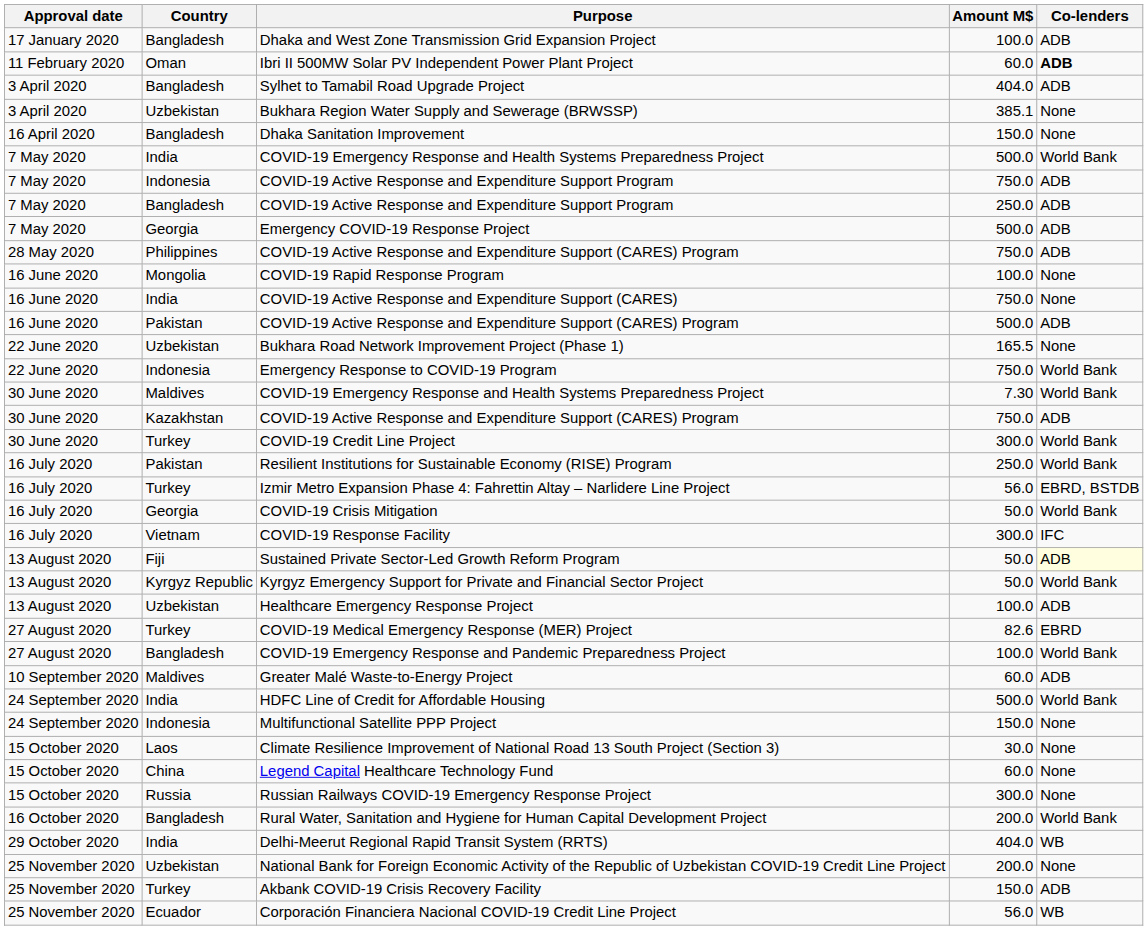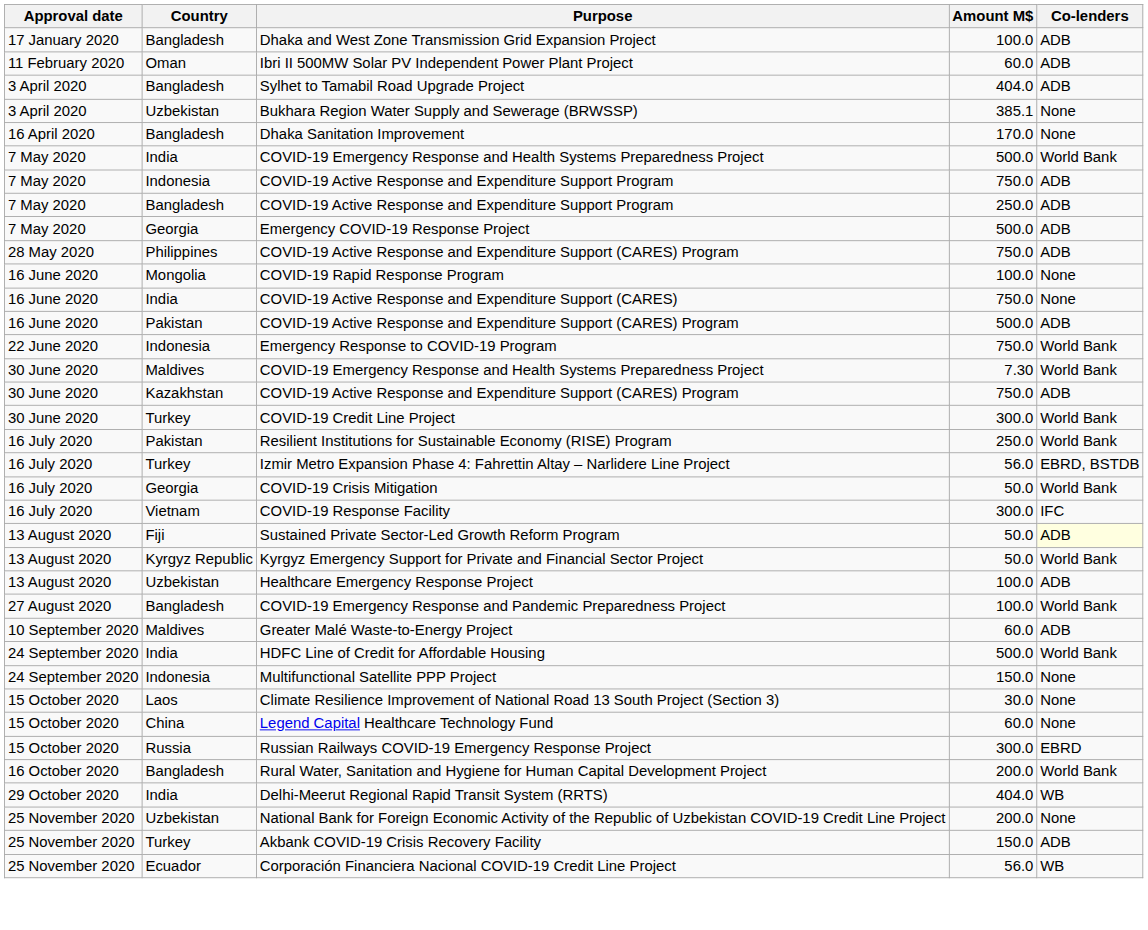(1056, 63) bold -> (1055, 63) normal
(1015, 134) 150.0 -> (1015, 134) 170.0
- row: (182, 346)
- row: (168, 629)
(1058, 795) None -> (1061, 747) EBRD
